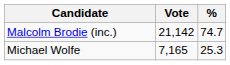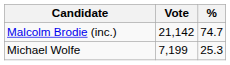(173, 50) 7,165 -> (173, 50) 7,199
